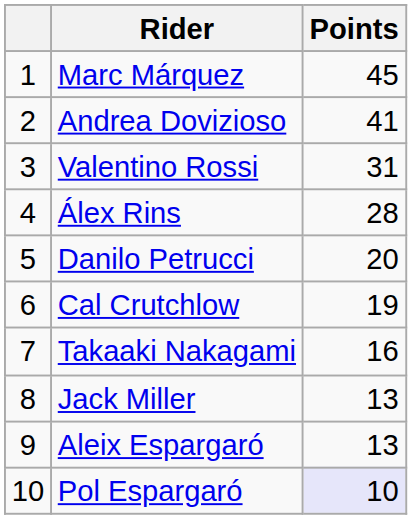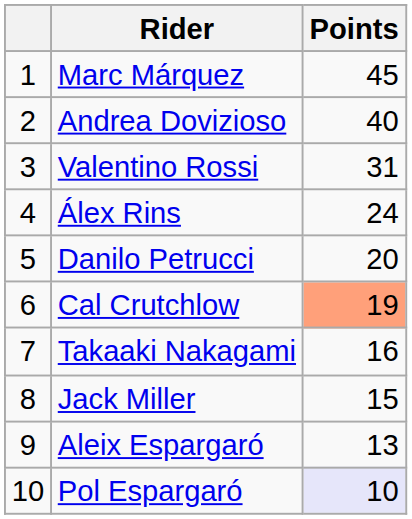(382, 121) 41 -> (382, 121) 40
(382, 213) 28 -> (382, 213) 24
(382, 305) no background -> (382, 305) lightsalmon background
(382, 398) 13 -> (382, 398) 15
